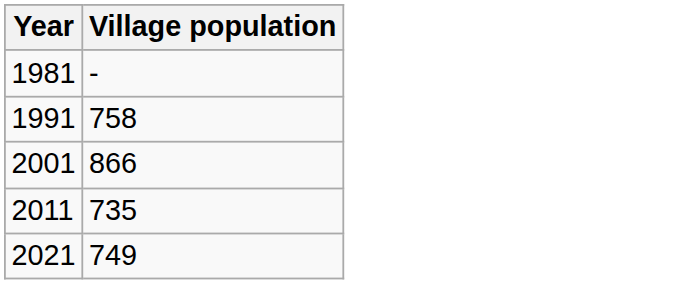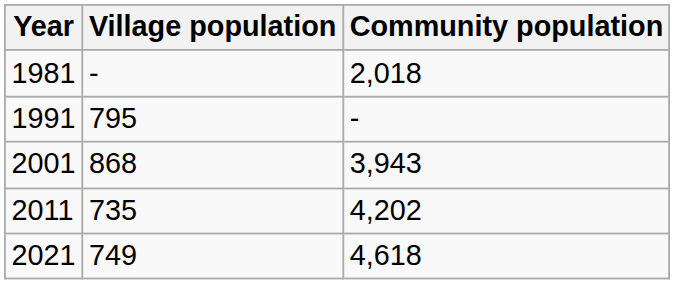+ column: (506, 27)
(113, 118) 758 -> (113, 118) 795
(113, 164) 866 -> (113, 164) 868
